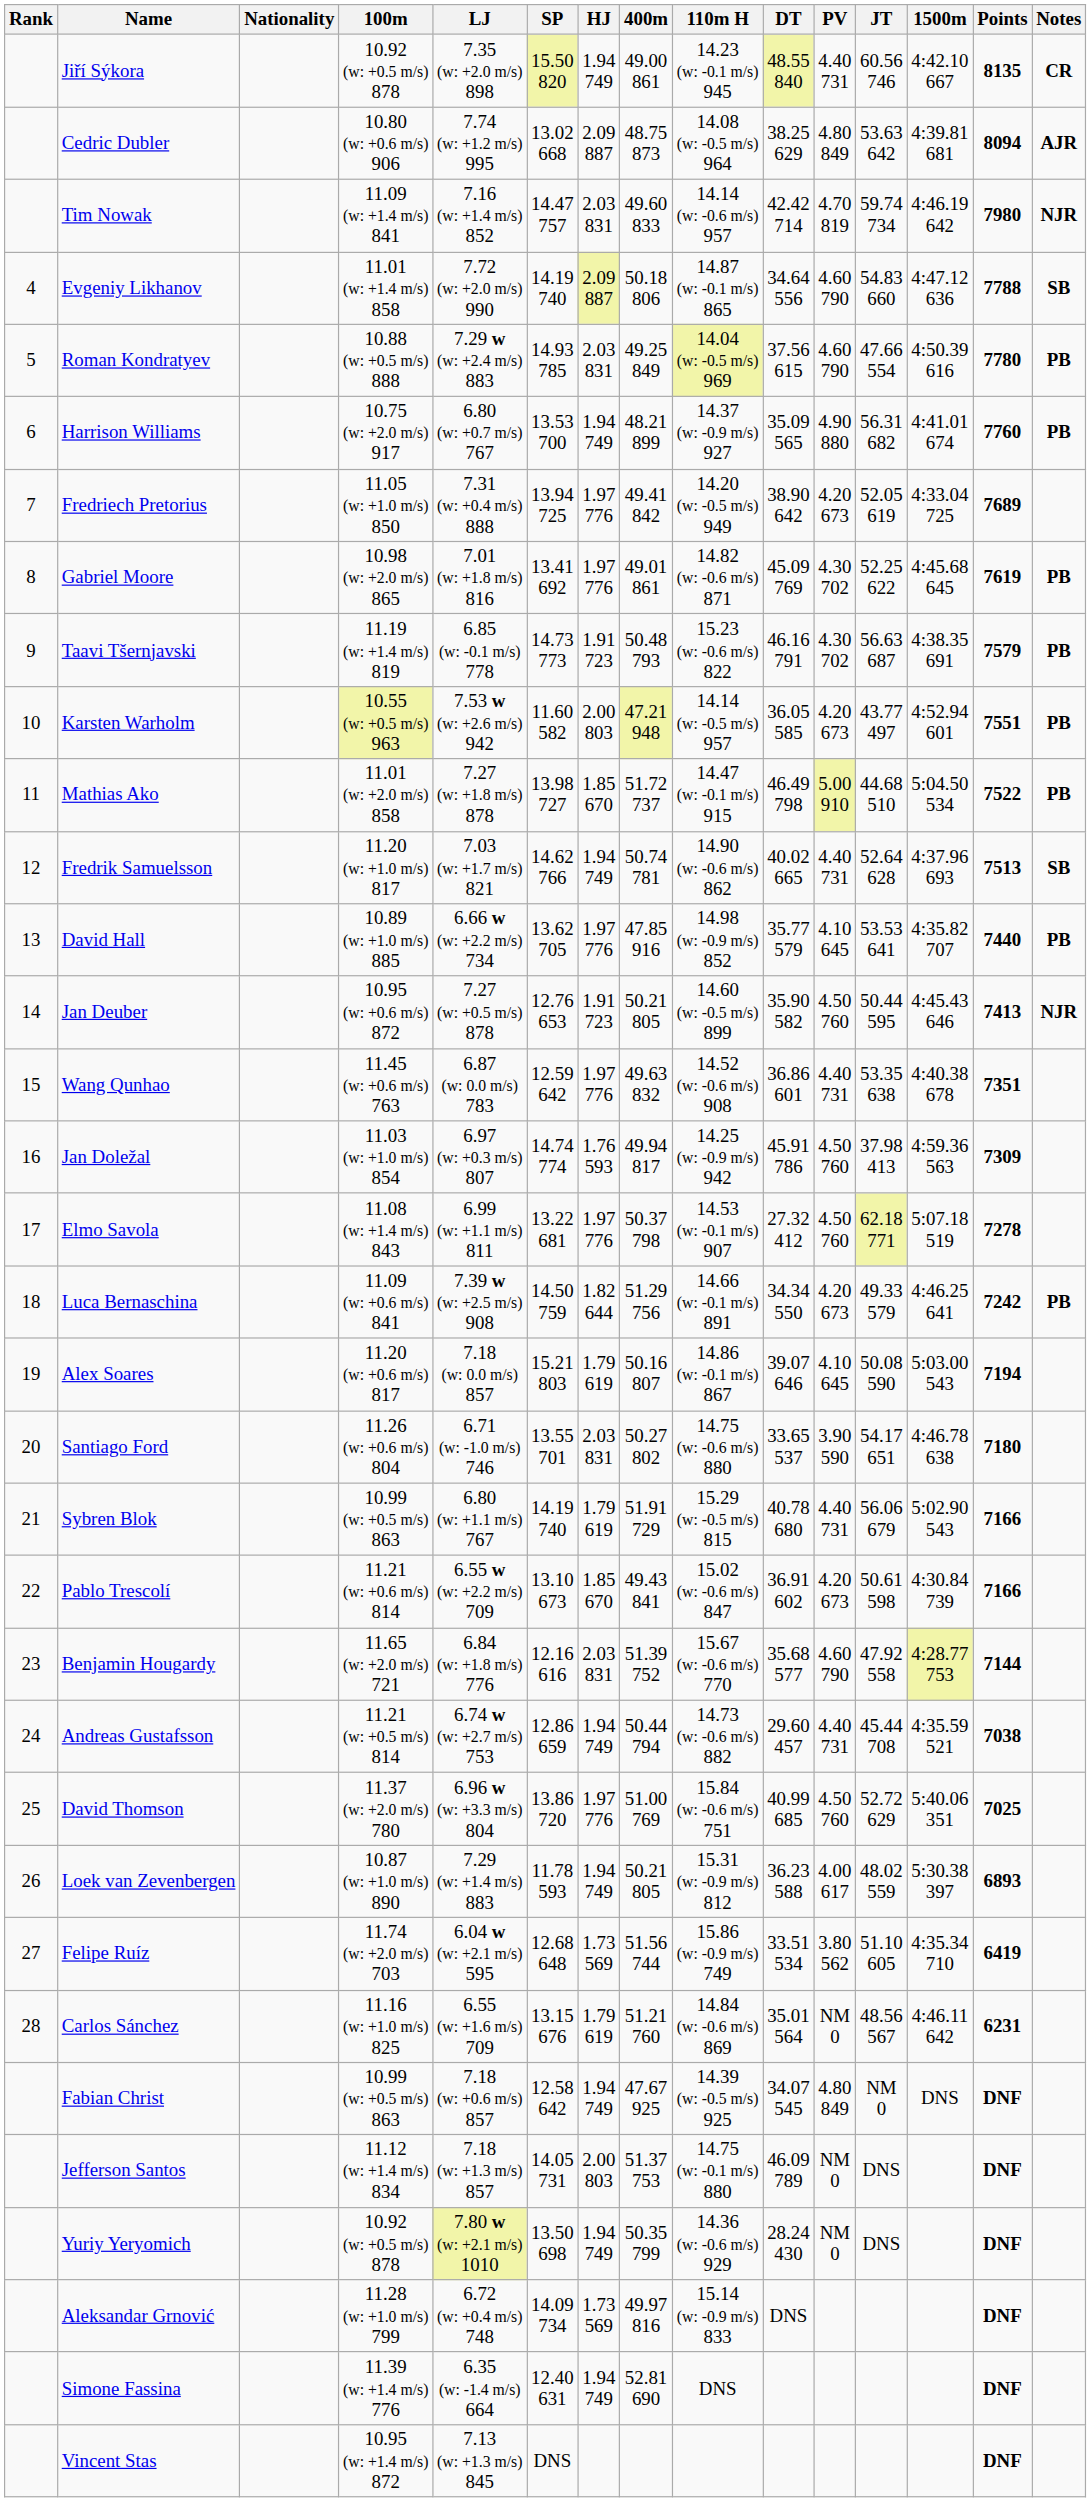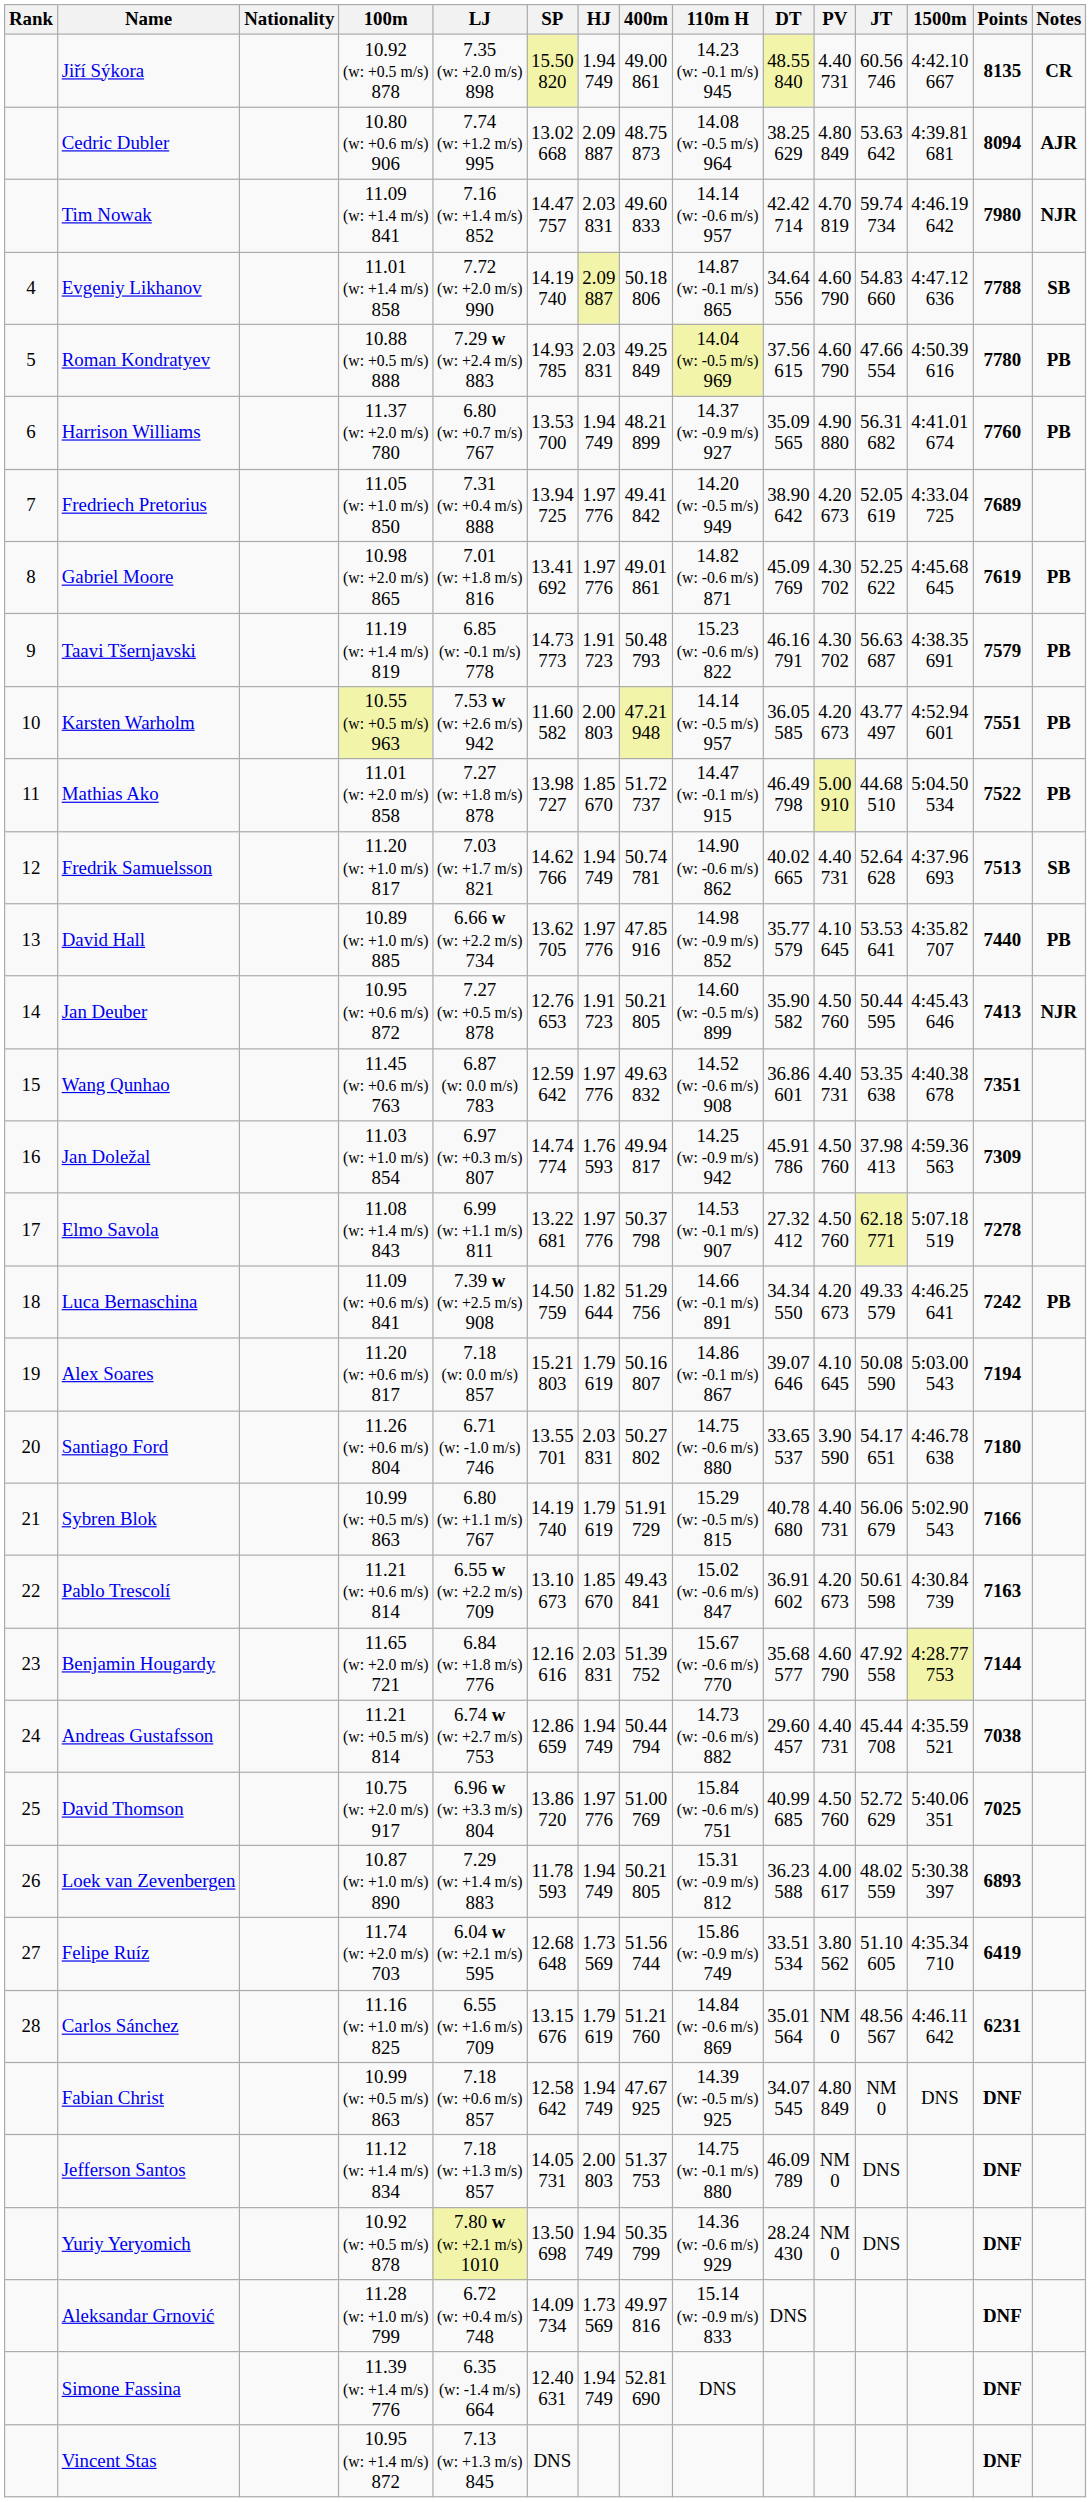(386, 432) 10.75 (w: +2.0 m/s) 917 -> (386, 432) 11.37 (w: +2.0 m/s) 780
(1002, 1591) 7166 -> (1002, 1591) 7163
(386, 1808) 11.37 (w: +2.0 m/s) 780 -> (386, 1808) 10.75 (w: +2.0 m/s) 917
